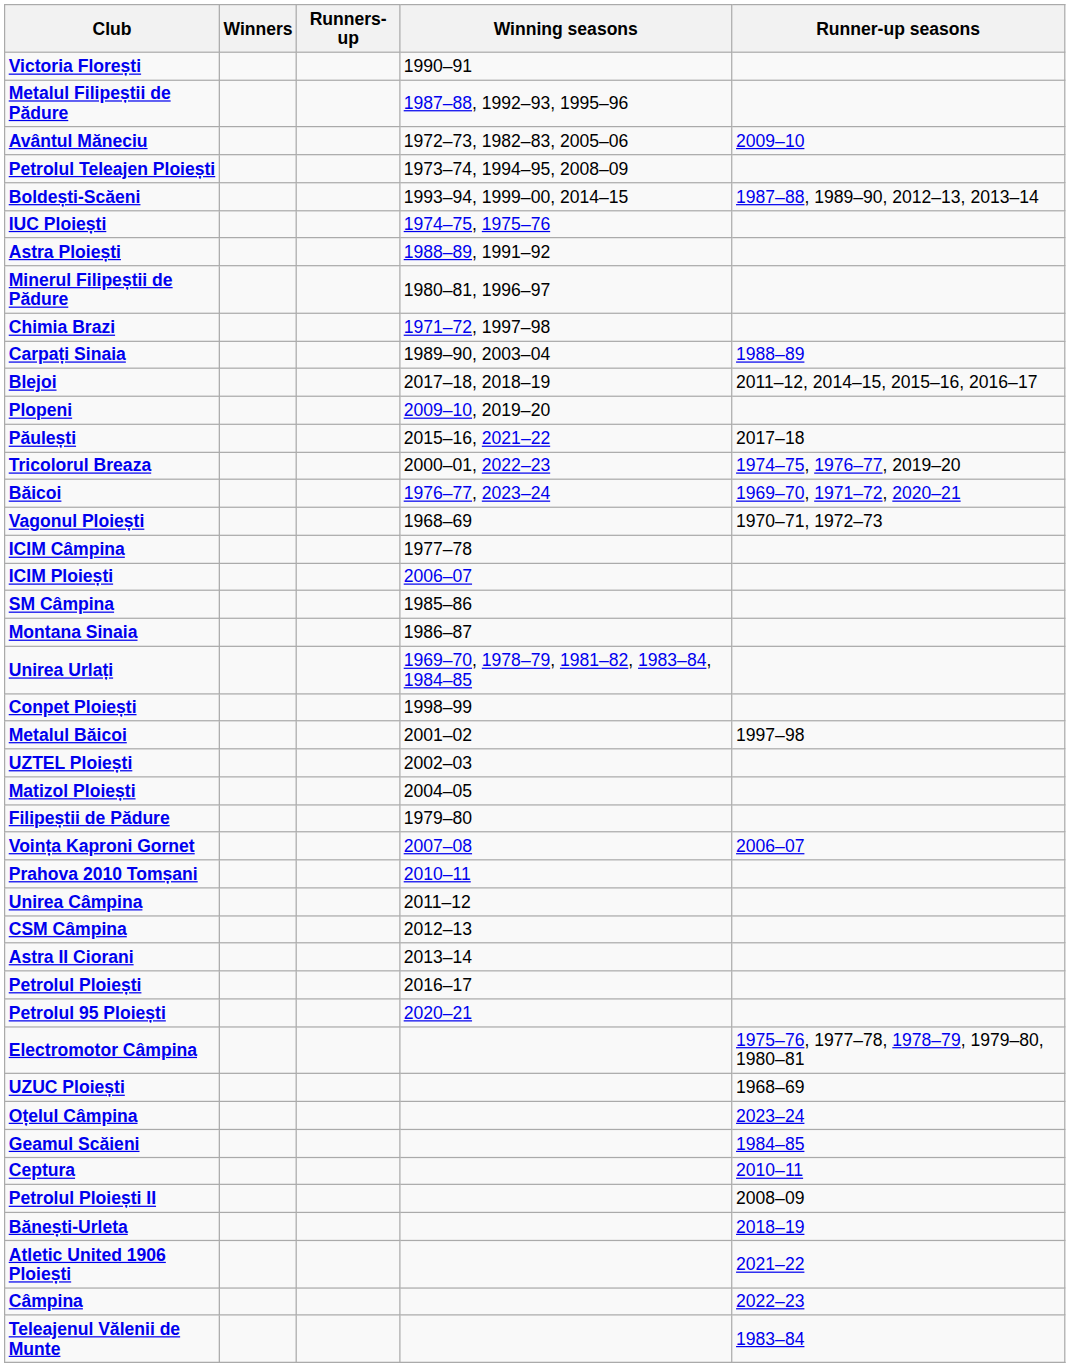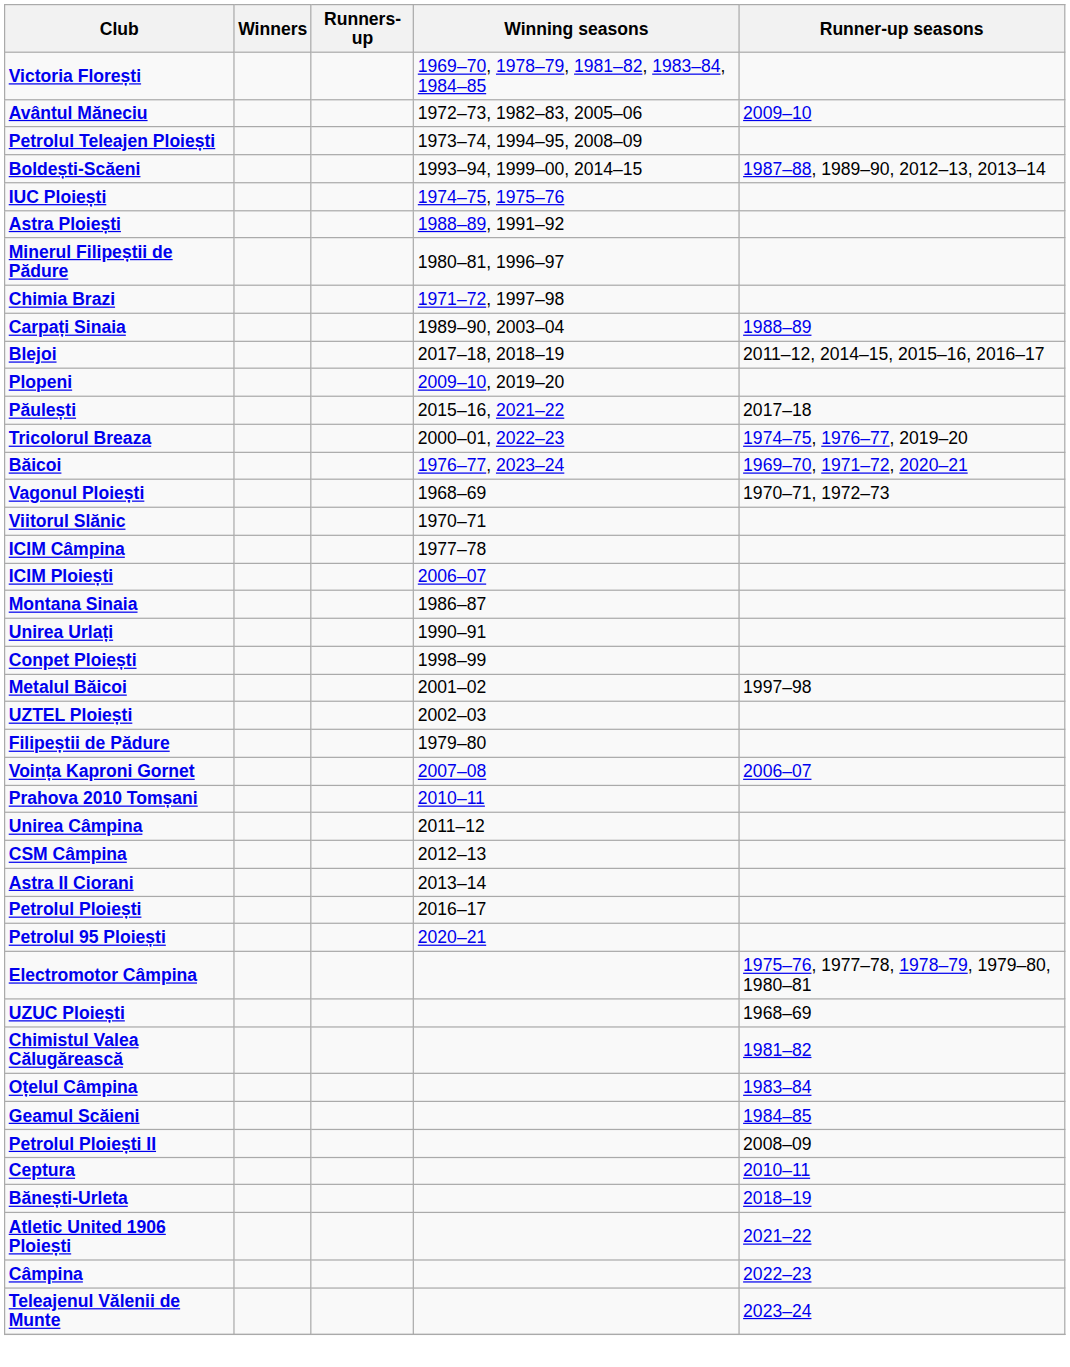(438, 66) 1990–91 -> (572, 76) 1969–70, 1978–79, 1981–82, 1983–84, 1984–85
- row: (90, 104)
+ row: (67, 522)
- row: (61, 605)
(557, 670) 1969–70, 1978–79, 1981–82, 1983–84, 1984–85 -> (452, 633) 1990–91
- row: (72, 791)
+ row: (74, 1050)
(770, 1116) 2023–24 -> (777, 1088) 1983–84
rows swapped: (82, 1199) <-> (42, 1171)
(770, 1339) 1983–84 -> (777, 1311) 2023–24
